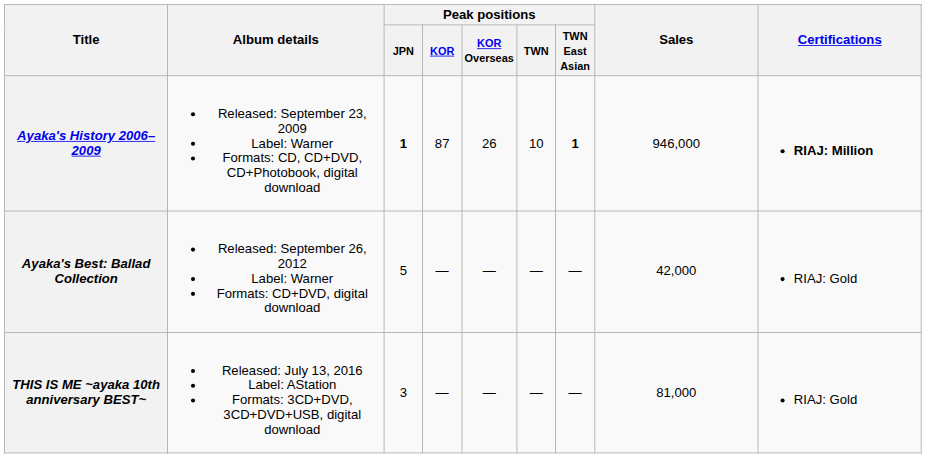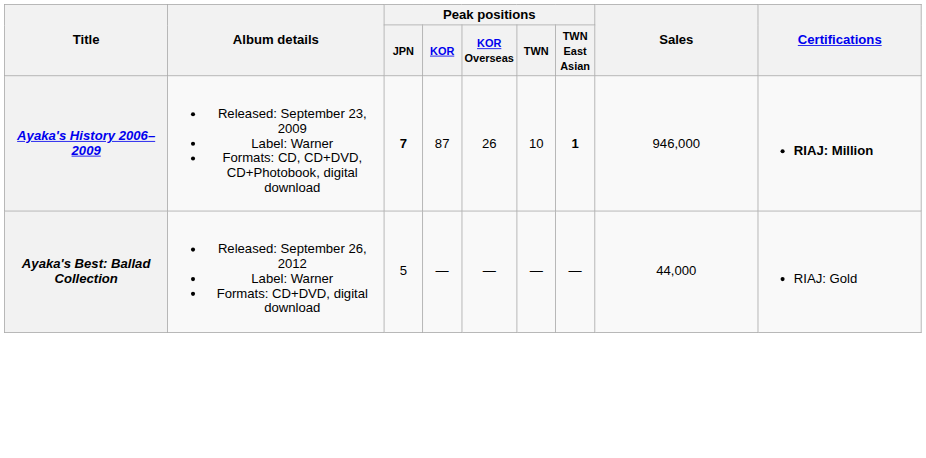(403, 143) 1 -> (403, 143) 7
(676, 271) 42,000 -> (676, 271) 44,000
- row: (86, 392)
